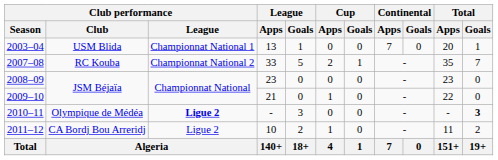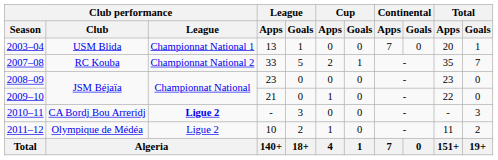(97, 113) Olympique de Médéa -> (97, 113) CA Bordj Bou Arreridj
(478, 113) bold -> (478, 113) normal
(97, 130) CA Bordj Bou Arreridj -> (97, 130) Olympique de Médéa
